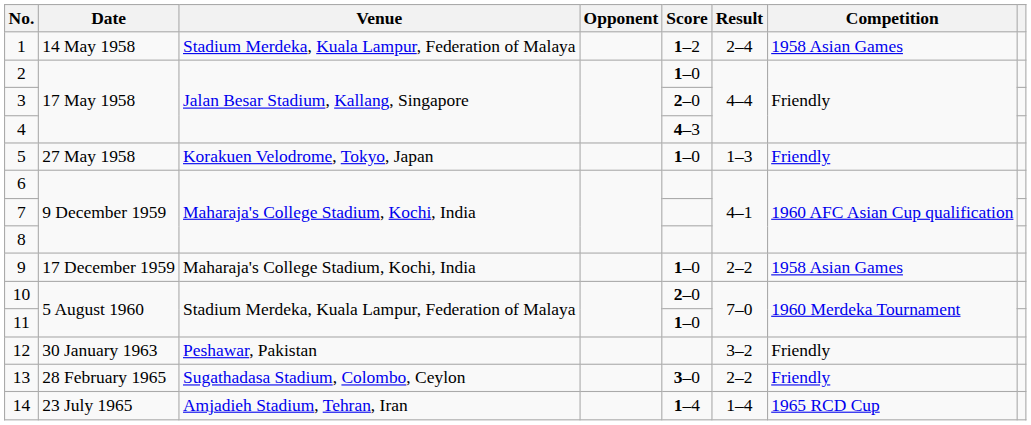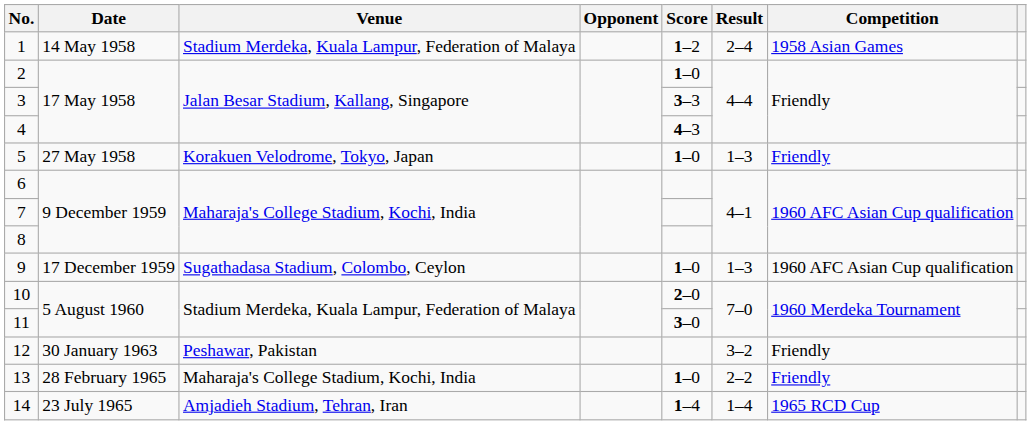(687, 101) 2–0 -> (687, 101) 3–3
(329, 267) Maharaja's College Stadium, Kochi, India -> (324, 267) Sugathadasa Stadium, Colombo, Ceylon
(739, 267) 2–2 -> (739, 267) 1–3
(837, 267) 1958 Asian Games -> (892, 267) 1960 AFC Asian Cup qualification
(687, 322) 1–0 -> (687, 322) 3–0
(324, 377) Sugathadasa Stadium, Colombo, Ceylon -> (329, 377) Maharaja's College Stadium, Kochi, India
(687, 377) 3–0 -> (687, 377) 1–0
